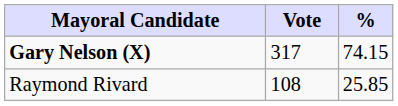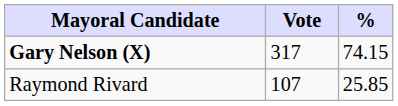(286, 84) 108 -> (286, 84) 107
